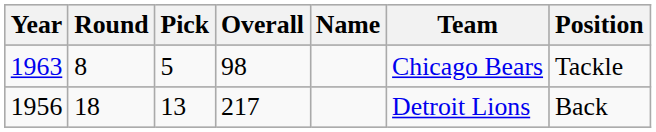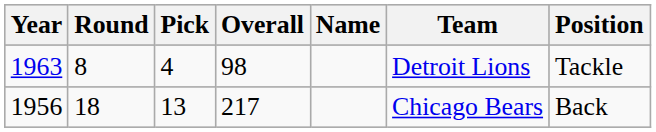(167, 65) 5 -> (167, 65) 4
(468, 65) Chicago Bears -> (461, 65) Detroit Lions
(461, 106) Detroit Lions -> (468, 106) Chicago Bears
